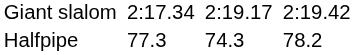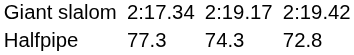(303, 40) 78.2 -> (303, 40) 72.8
